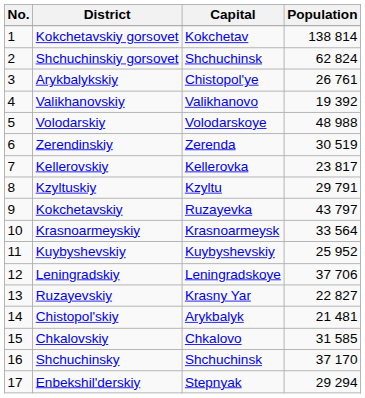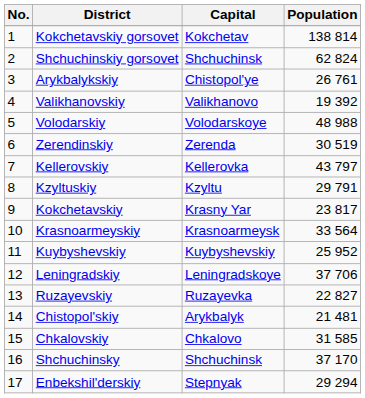(337, 166) 23 817 -> (337, 166) 43 797
(219, 209) Ruzayevka -> (218, 209) Krasny Yar
(337, 209) 43 797 -> (337, 209) 23 817
(218, 295) Krasny Yar -> (219, 295) Ruzayevka
